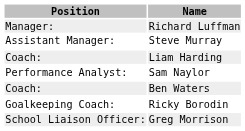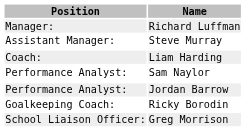- row: (179, 88)
+ row: (189, 90)
